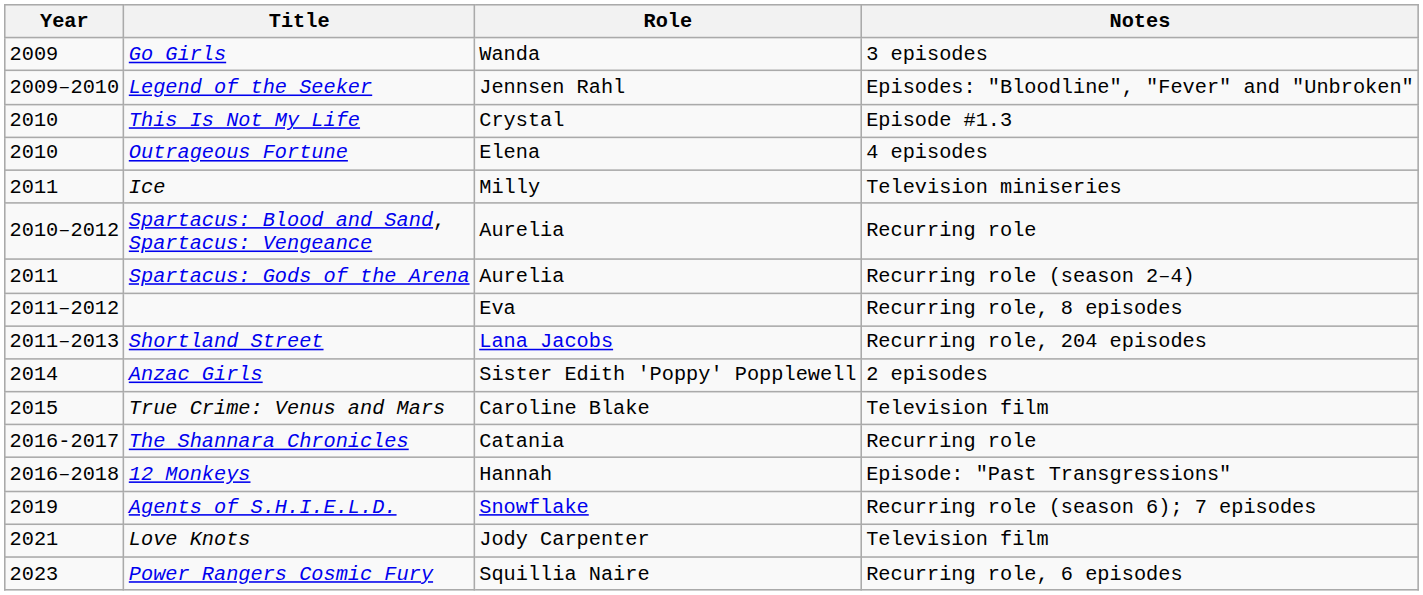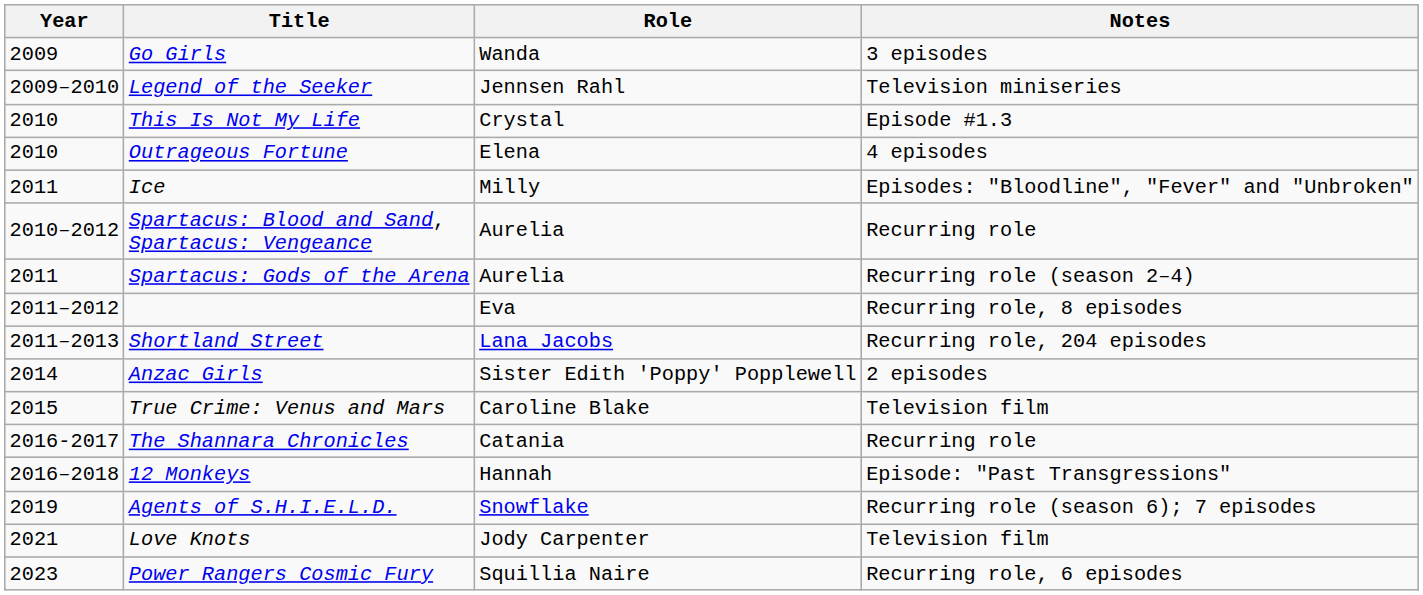(1140, 87) Episodes: "Bloodline", "Fever" and "Unbroken" -> (994, 87) Television miniseries
(994, 187) Television miniseries -> (1140, 187) Episodes: "Bloodline", "Fever" and "Unbroken"
